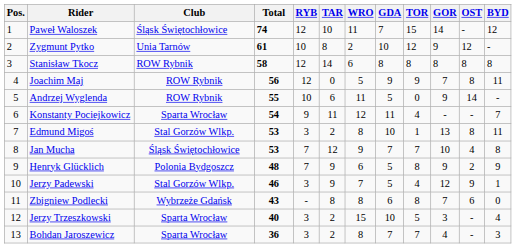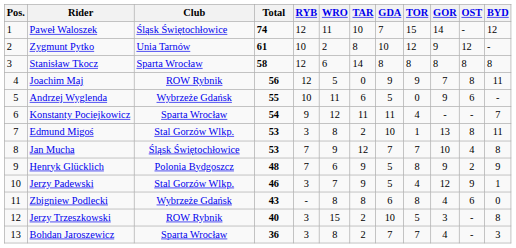columns swapped: (361, 13) <-> (332, 13)
(165, 64) ROW Rybnik -> (170, 64) Sparta Wrocław
(194, 98) ROW Rybnik -> (194, 98) Wybrzeże Gdańsk
(472, 98) 14 -> (472, 98) 6
(445, 200) 7 -> (445, 200) 4
(194, 217) Sparta Wrocław -> (194, 217) ROW Rybnik
(498, 217) 4 -> (498, 217) 8
